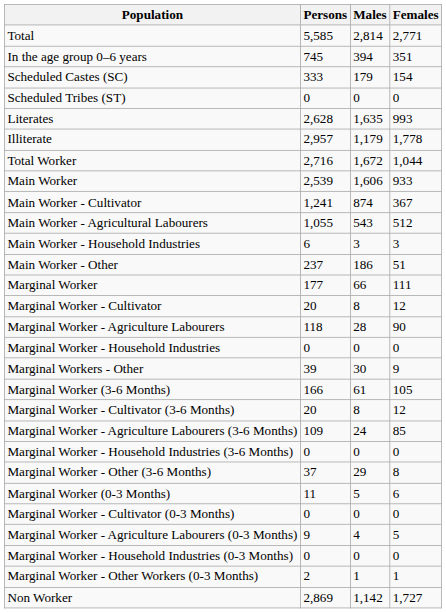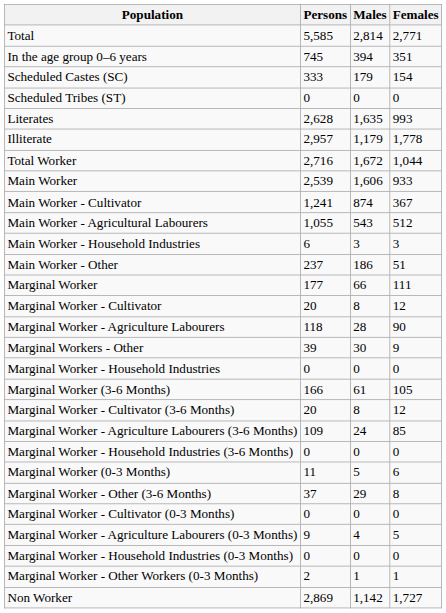rows swapped: (114, 347) <-> (75, 368)
rows swapped: (109, 472) <-> (89, 493)
